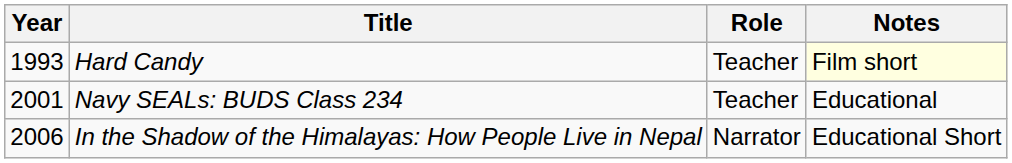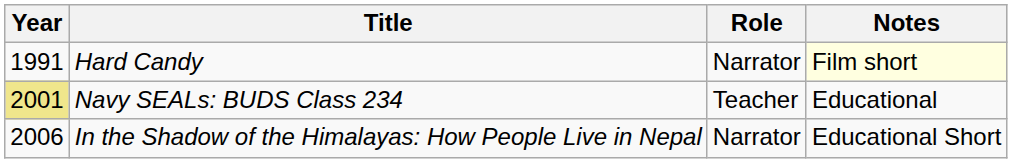(37, 61) 1993 -> (37, 61) 1991
(756, 61) Teacher -> (757, 61) Narrator
(37, 99) no background -> (37, 99) khaki background
